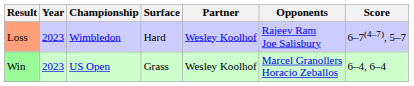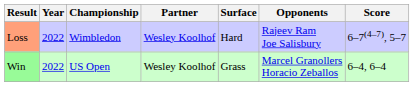columns swapped: (162, 13) <-> (221, 13)
(53, 36) 2023 -> (53, 36) 2022
(53, 66) 2023 -> (53, 66) 2022
